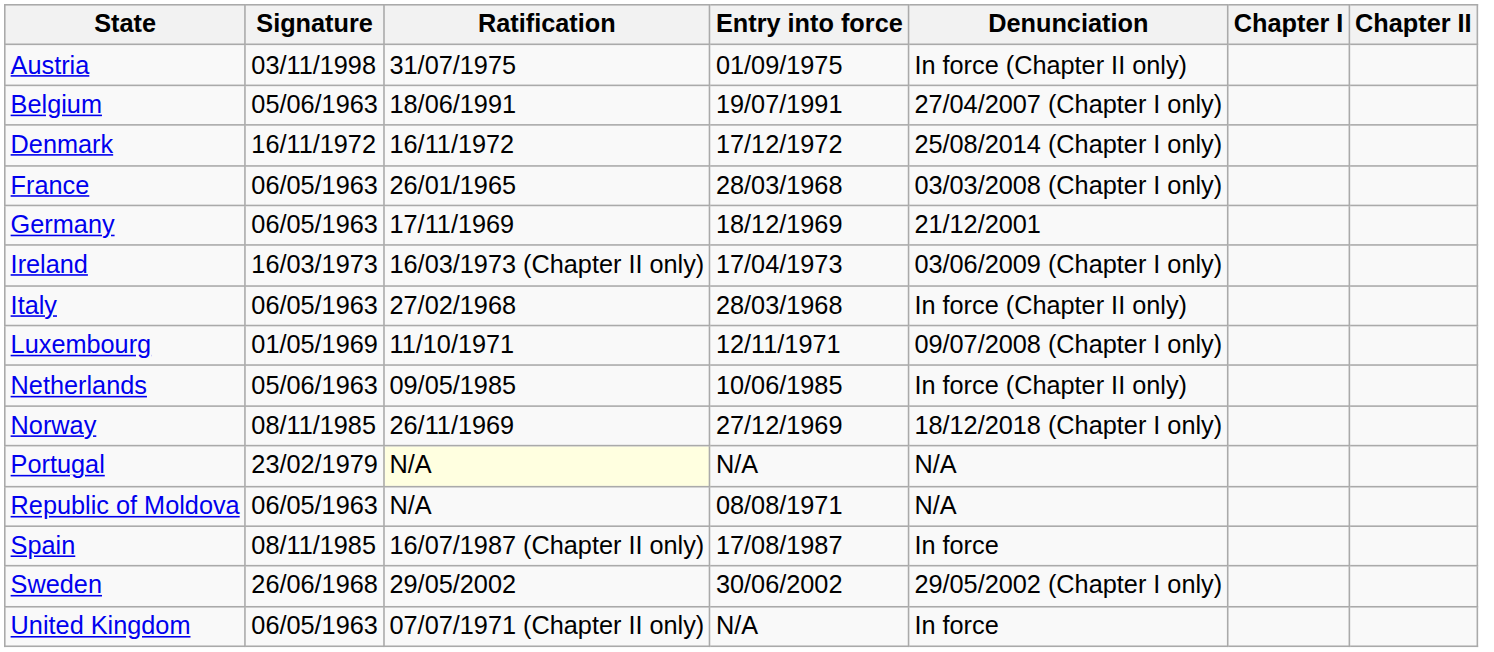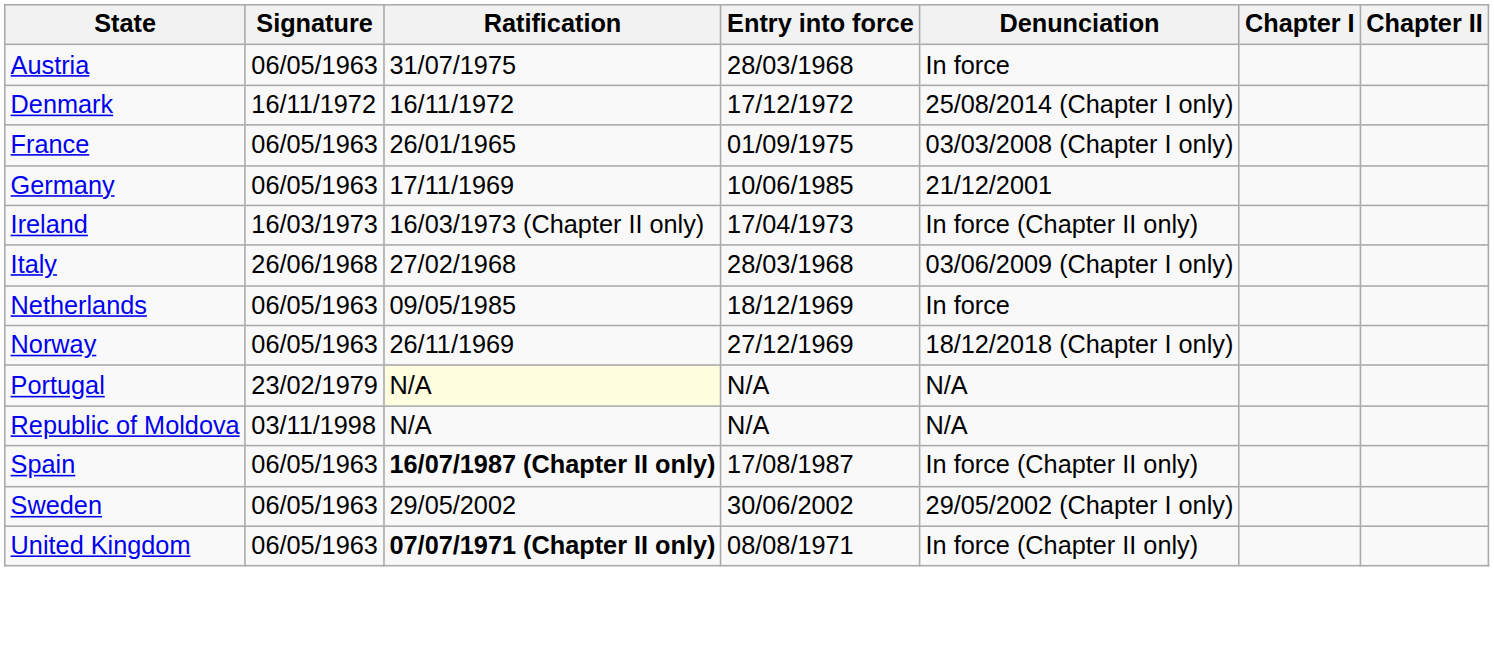(314, 64) 03/11/1998 -> (315, 64) 06/05/1963
(779, 64) 01/09/1975 -> (790, 64) 28/03/1968
(1051, 64) In force (Chapter II only) -> (968, 64) In force
- row: (56, 104)
(779, 184) 28/03/1968 -> (790, 144) 01/09/1975
(779, 225) 18/12/1969 -> (790, 184) 10/06/1985
(1068, 265) 03/06/2009 (Chapter I only) -> (1062, 225) In force (Chapter II only)
(315, 305) 06/05/1963 -> (315, 265) 26/06/1968
(1051, 305) In force (Chapter II only) -> (1079, 265) 03/06/2009 (Chapter I only)
- row: (81, 345)
(315, 385) 05/06/1963 -> (315, 305) 06/05/1963
(779, 385) 10/06/1985 -> (790, 305) 18/12/1969
(1051, 385) In force (Chapter II only) -> (968, 305) In force
(314, 425) 08/11/1985 -> (315, 345) 06/05/1963
(315, 505) 06/05/1963 -> (314, 425) 03/11/1998
(779, 505) 08/08/1971 -> (748, 425) N/A
(314, 545) 08/11/1985 -> (315, 465) 06/05/1963
(547, 545) normal -> (552, 465) bold
(957, 545) In force -> (1062, 465) In force (Chapter II only)
(315, 585) 26/06/1968 -> (315, 505) 06/05/1963
(547, 625) normal -> (552, 545) bold
(737, 625) N/A -> (790, 545) 08/08/1971
(957, 625) In force -> (1062, 545) In force (Chapter II only)
